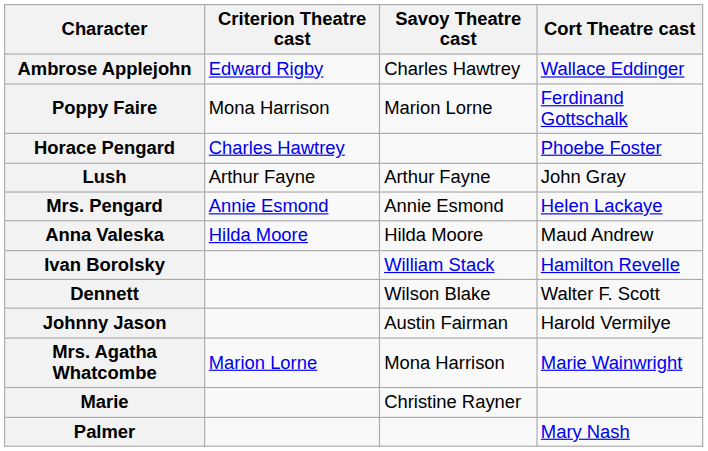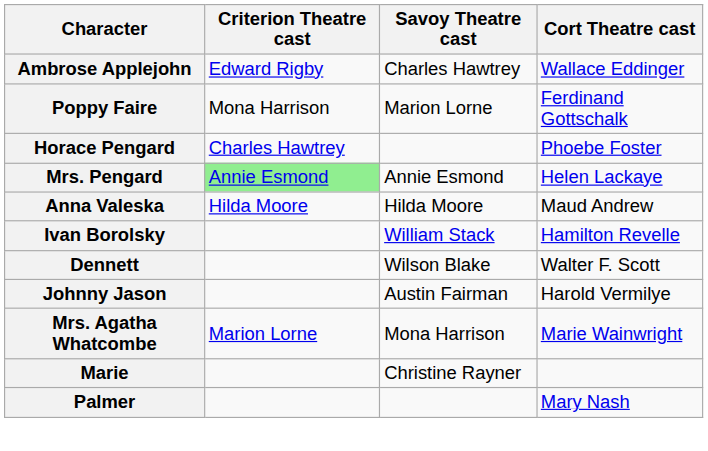- row: (105, 177)
(269, 206) no background -> (269, 177) lightgreen background
